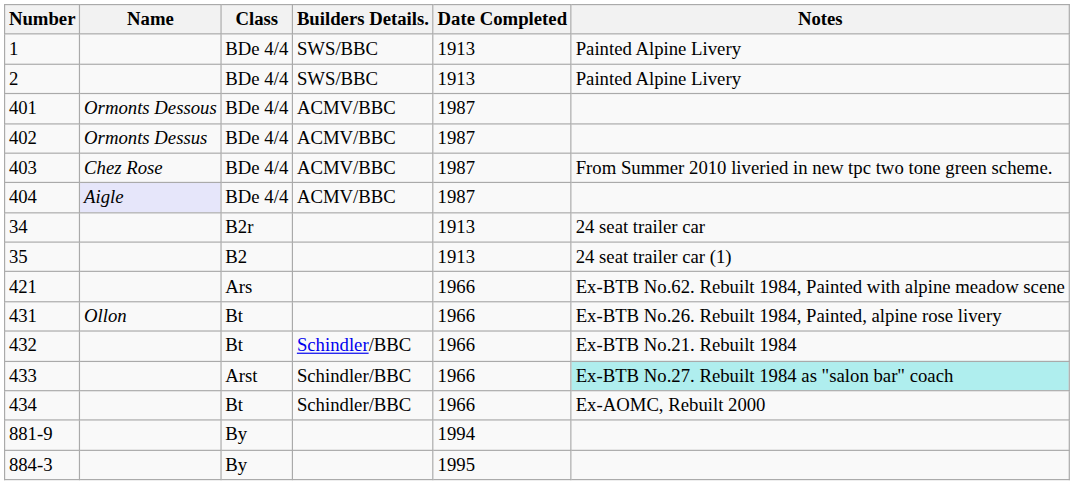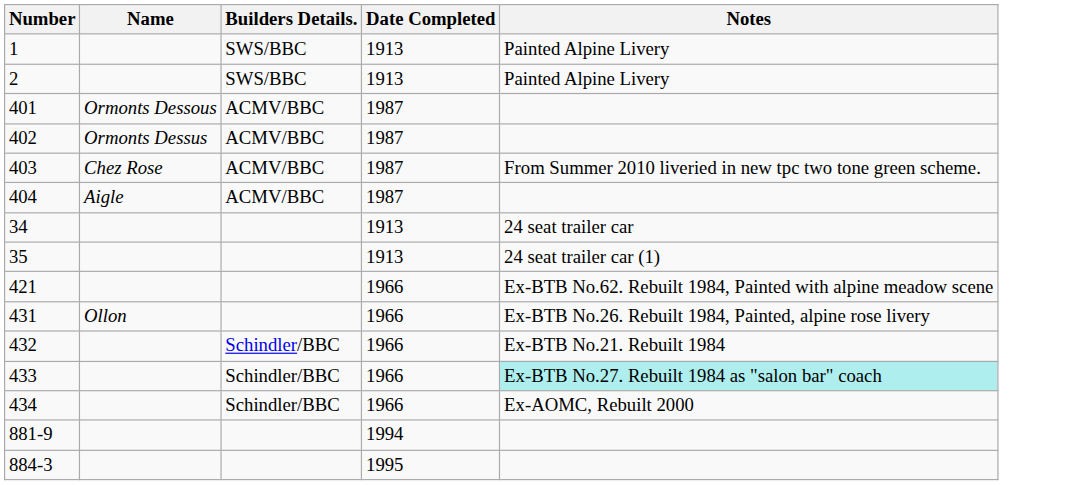- column: (257, 19)
(104, 197) lavender background -> (104, 197) no background
